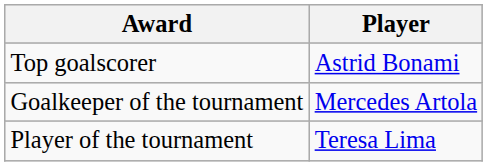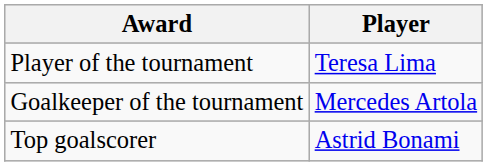rows swapped: (132, 140) <-> (83, 62)
